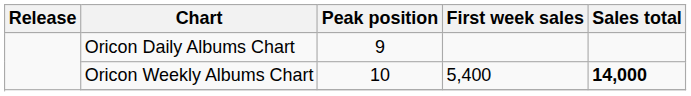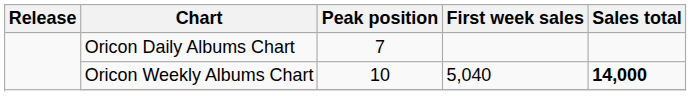(380, 47) 9 -> (380, 47) 7
(469, 75) 5,400 -> (469, 75) 5,040
